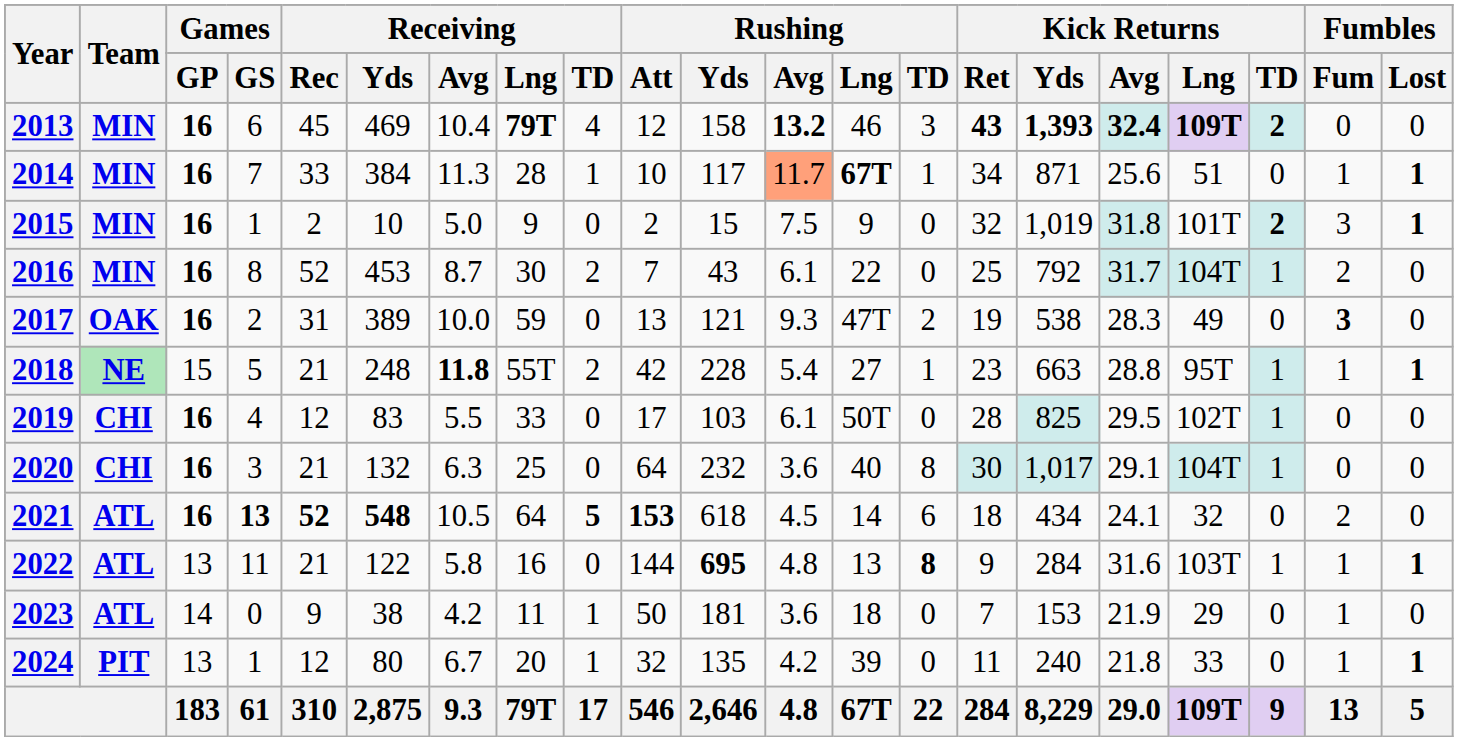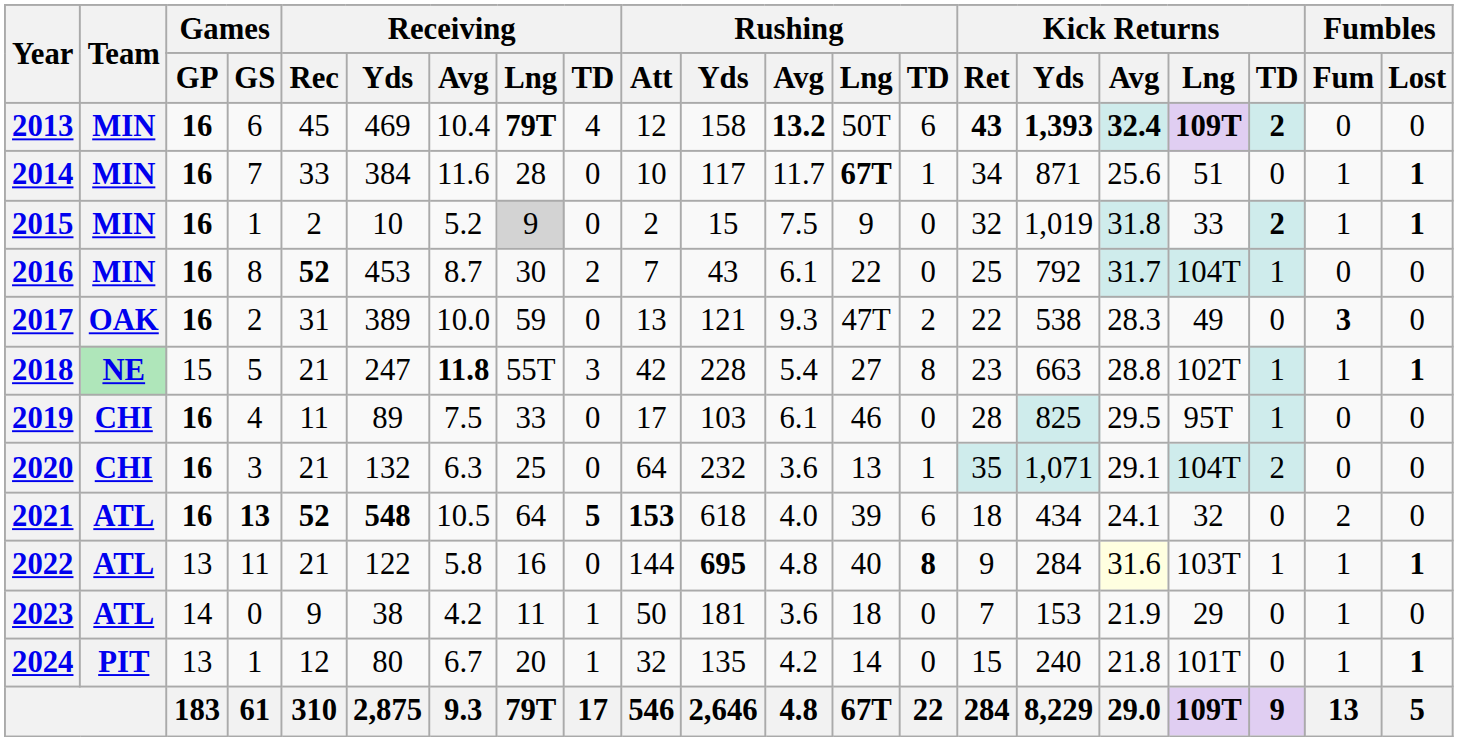(866, 126) 46 -> (866, 126) 50T
(928, 126) 3 -> (928, 126) 6
(463, 175) 11.3 -> (463, 175) 11.6
(593, 175) 1 -> (593, 175) 0
(799, 175) lightsalmon background -> (799, 175) no background
(463, 223) 5.0 -> (463, 223) 5.2
(531, 223) no background -> (531, 223) lightgrey background
(1208, 223) 101T -> (1208, 223) 33
(1343, 223) 3 -> (1343, 223) 1
(314, 272) normal -> (314, 272) bold
(1343, 272) 2 -> (1343, 272) 0
(987, 321) 19 -> (987, 321) 22
(388, 369) 248 -> (388, 369) 247
(593, 369) 2 -> (593, 369) 3
(928, 369) 1 -> (928, 369) 8
(1208, 369) 95T -> (1208, 369) 102T
(314, 418) 12 -> (314, 418) 11
(388, 418) 83 -> (388, 418) 89
(463, 418) 5.5 -> (463, 418) 7.5
(866, 418) 50T -> (866, 418) 46
(1208, 418) 102T -> (1208, 418) 95T
(866, 467) 40 -> (866, 467) 13
(928, 467) 8 -> (928, 467) 1
(987, 467) 30 -> (987, 467) 35
(1058, 467) 1,017 -> (1058, 467) 1,071
(1277, 467) 1 -> (1277, 467) 2
(799, 516) 4.5 -> (799, 516) 4.0
(866, 516) 14 -> (866, 516) 39
(866, 564) 13 -> (866, 564) 40
(1134, 564) no background -> (1134, 564) lightyellow background
(866, 662) 39 -> (866, 662) 14
(987, 662) 11 -> (987, 662) 15
(1208, 662) 33 -> (1208, 662) 101T
